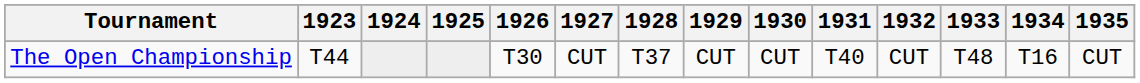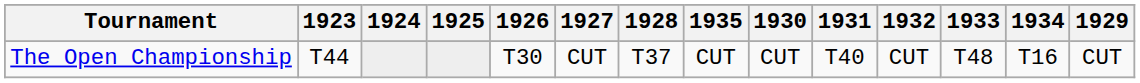columns swapped: (716, 23) <-> (1102, 23)
